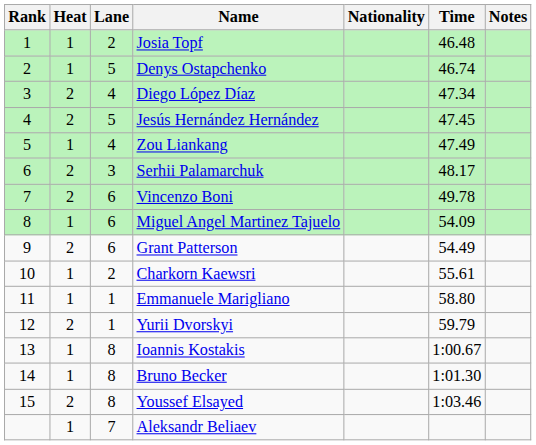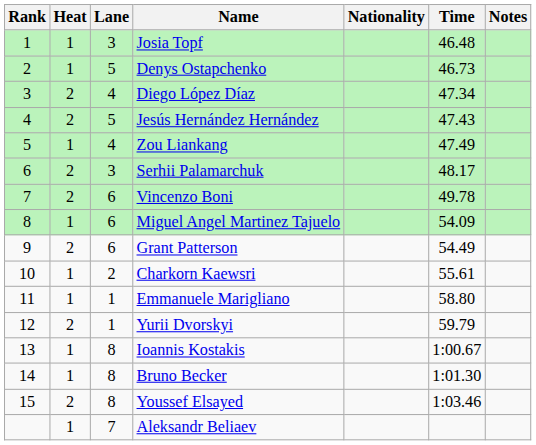(112, 42) 2 -> (112, 42) 3
(457, 68) 46.74 -> (457, 68) 46.73
(457, 119) 47.45 -> (457, 119) 47.43
